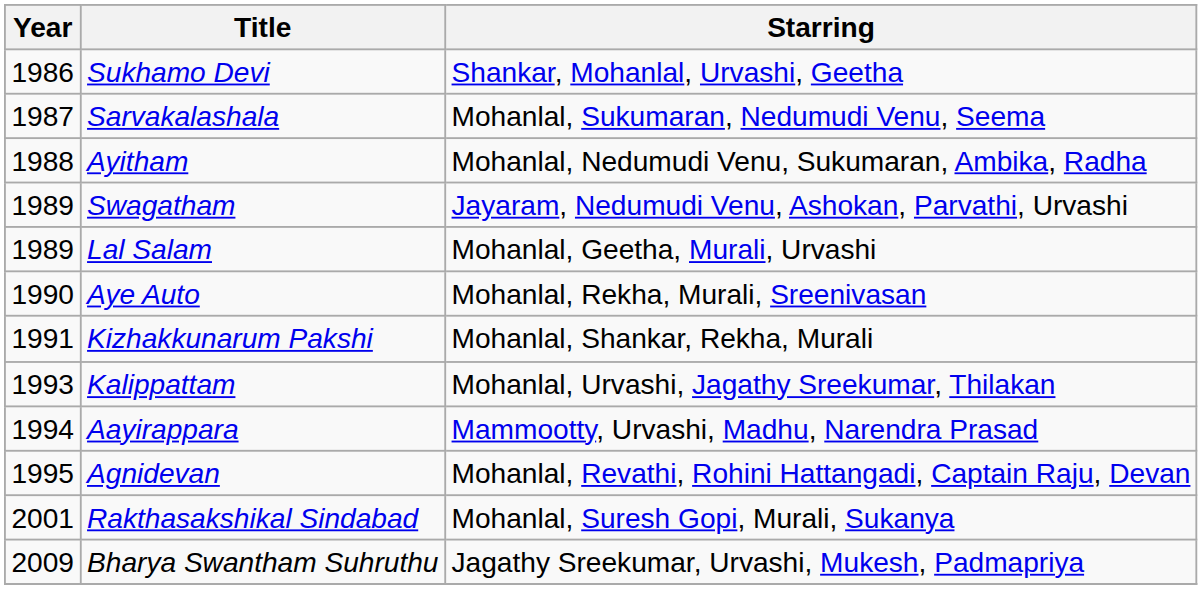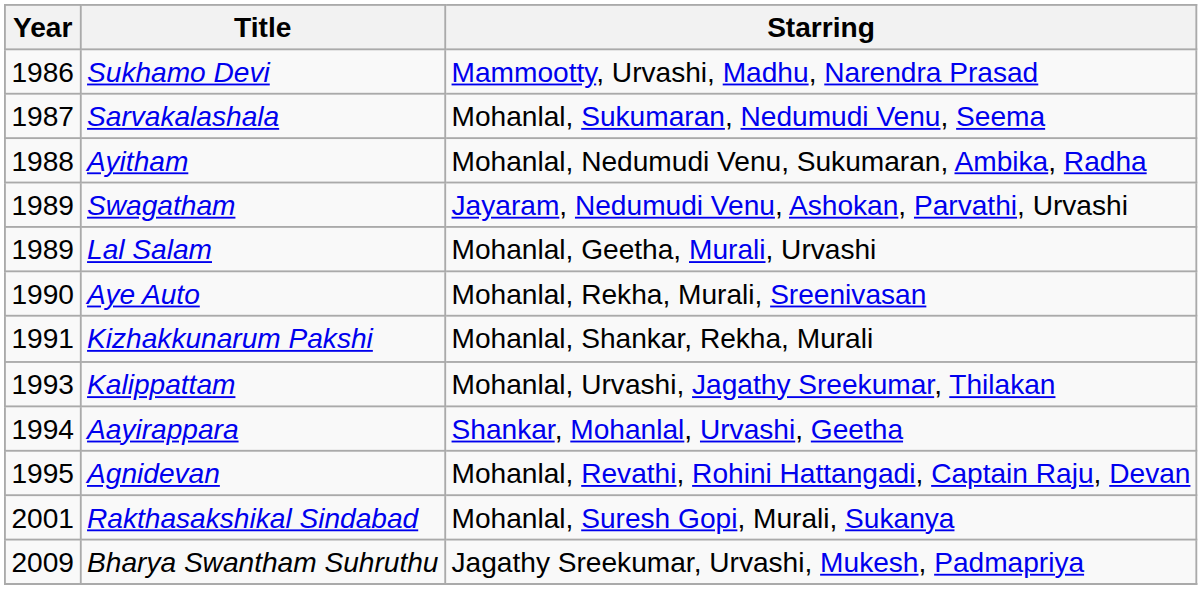(677, 72) Shankar, Mohanlal, Urvashi, Geetha -> (745, 72) Mammootty, Urvashi, Madhu, Narendra Prasad
(745, 428) Mammootty, Urvashi, Madhu, Narendra Prasad -> (677, 428) Shankar, Mohanlal, Urvashi, Geetha
